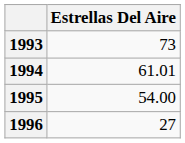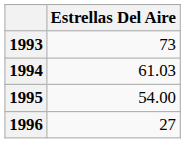(157, 71) 61.01 -> (157, 71) 61.03
